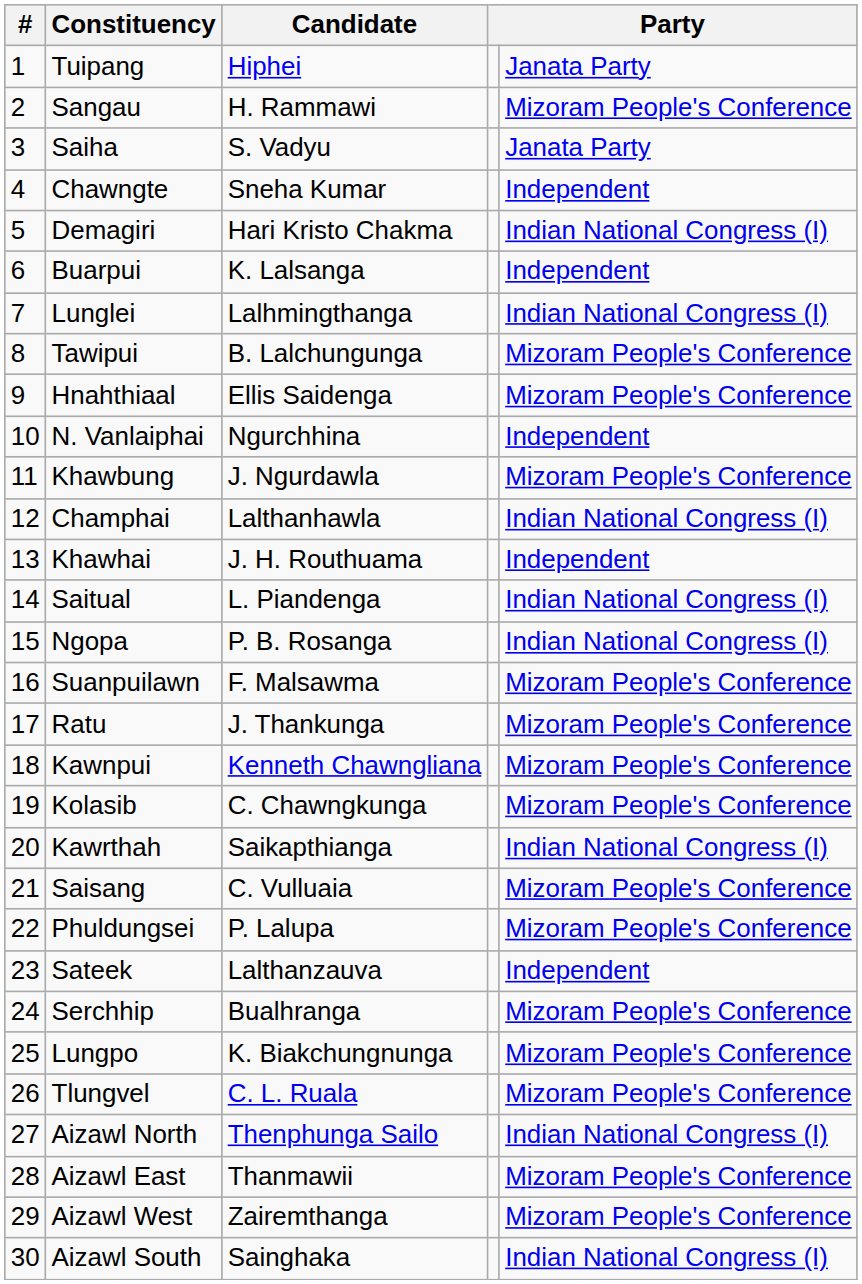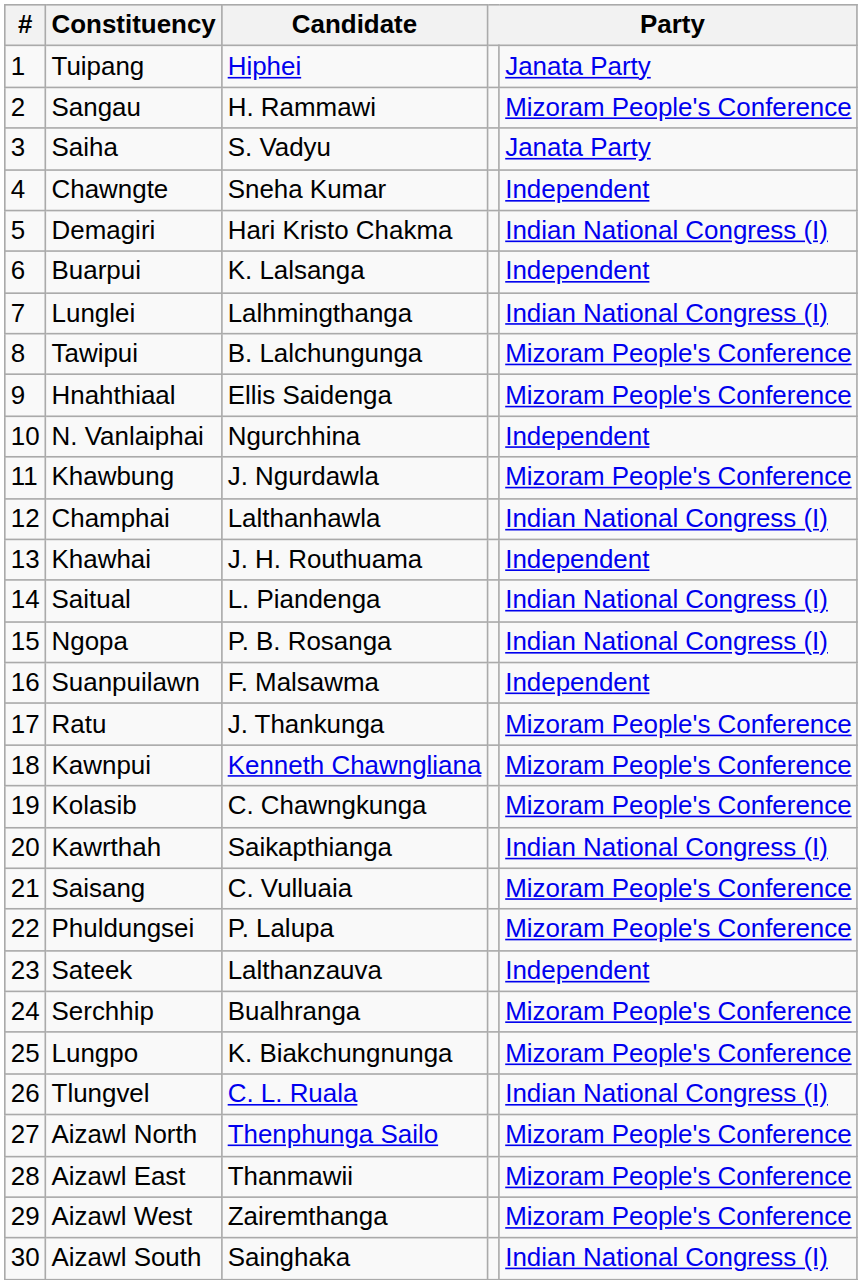(678, 682) Mizoram People's Conference -> (577, 682) Independent
(678, 1093) Mizoram People's Conference -> (667, 1093) Indian National Congress (I)
(667, 1134) Indian National Congress (I) -> (678, 1134) Mizoram People's Conference
